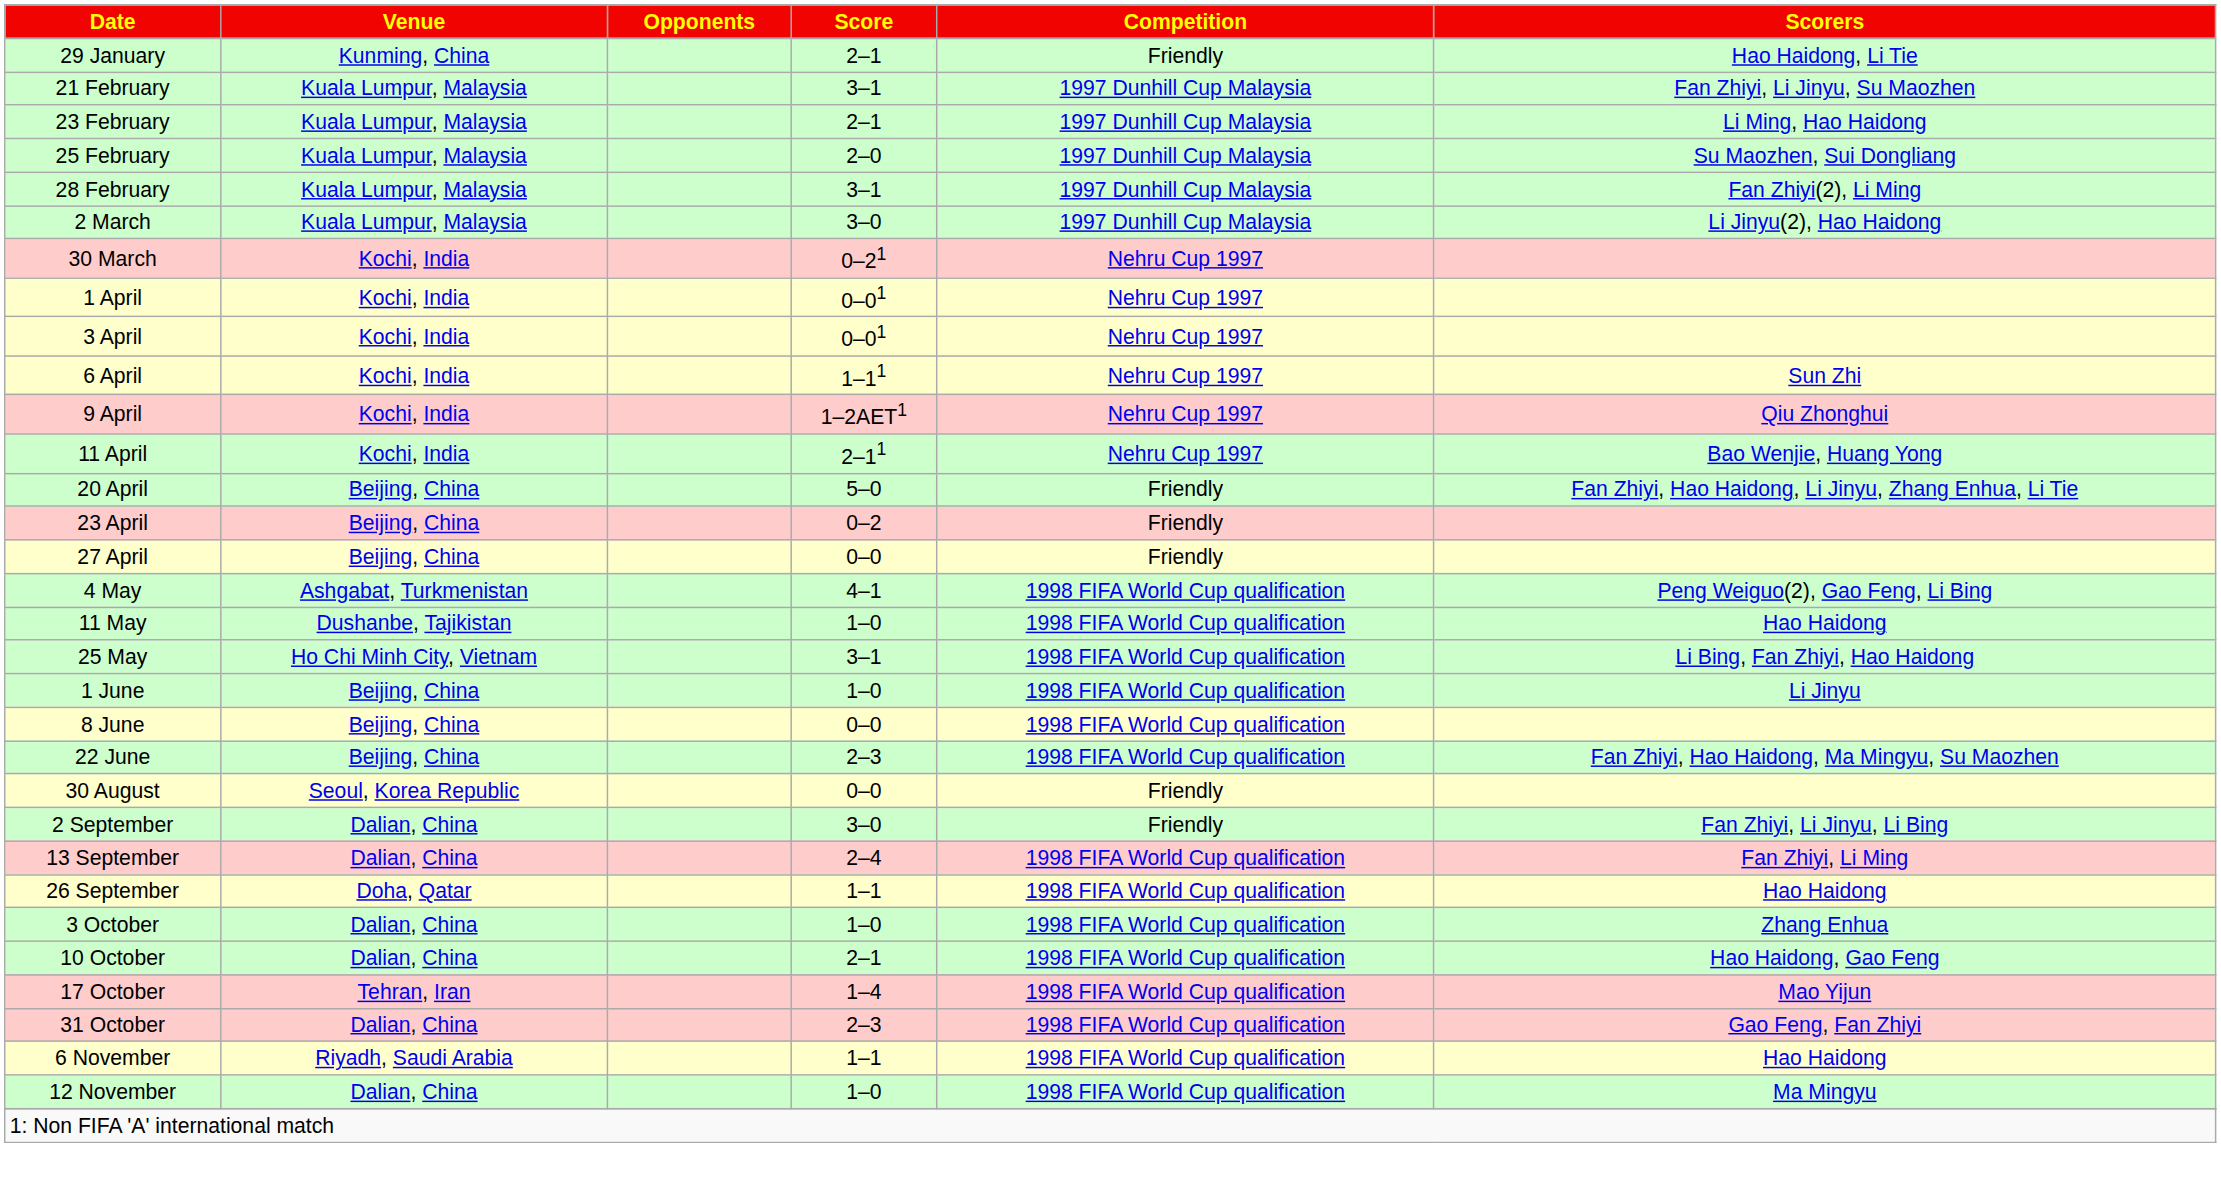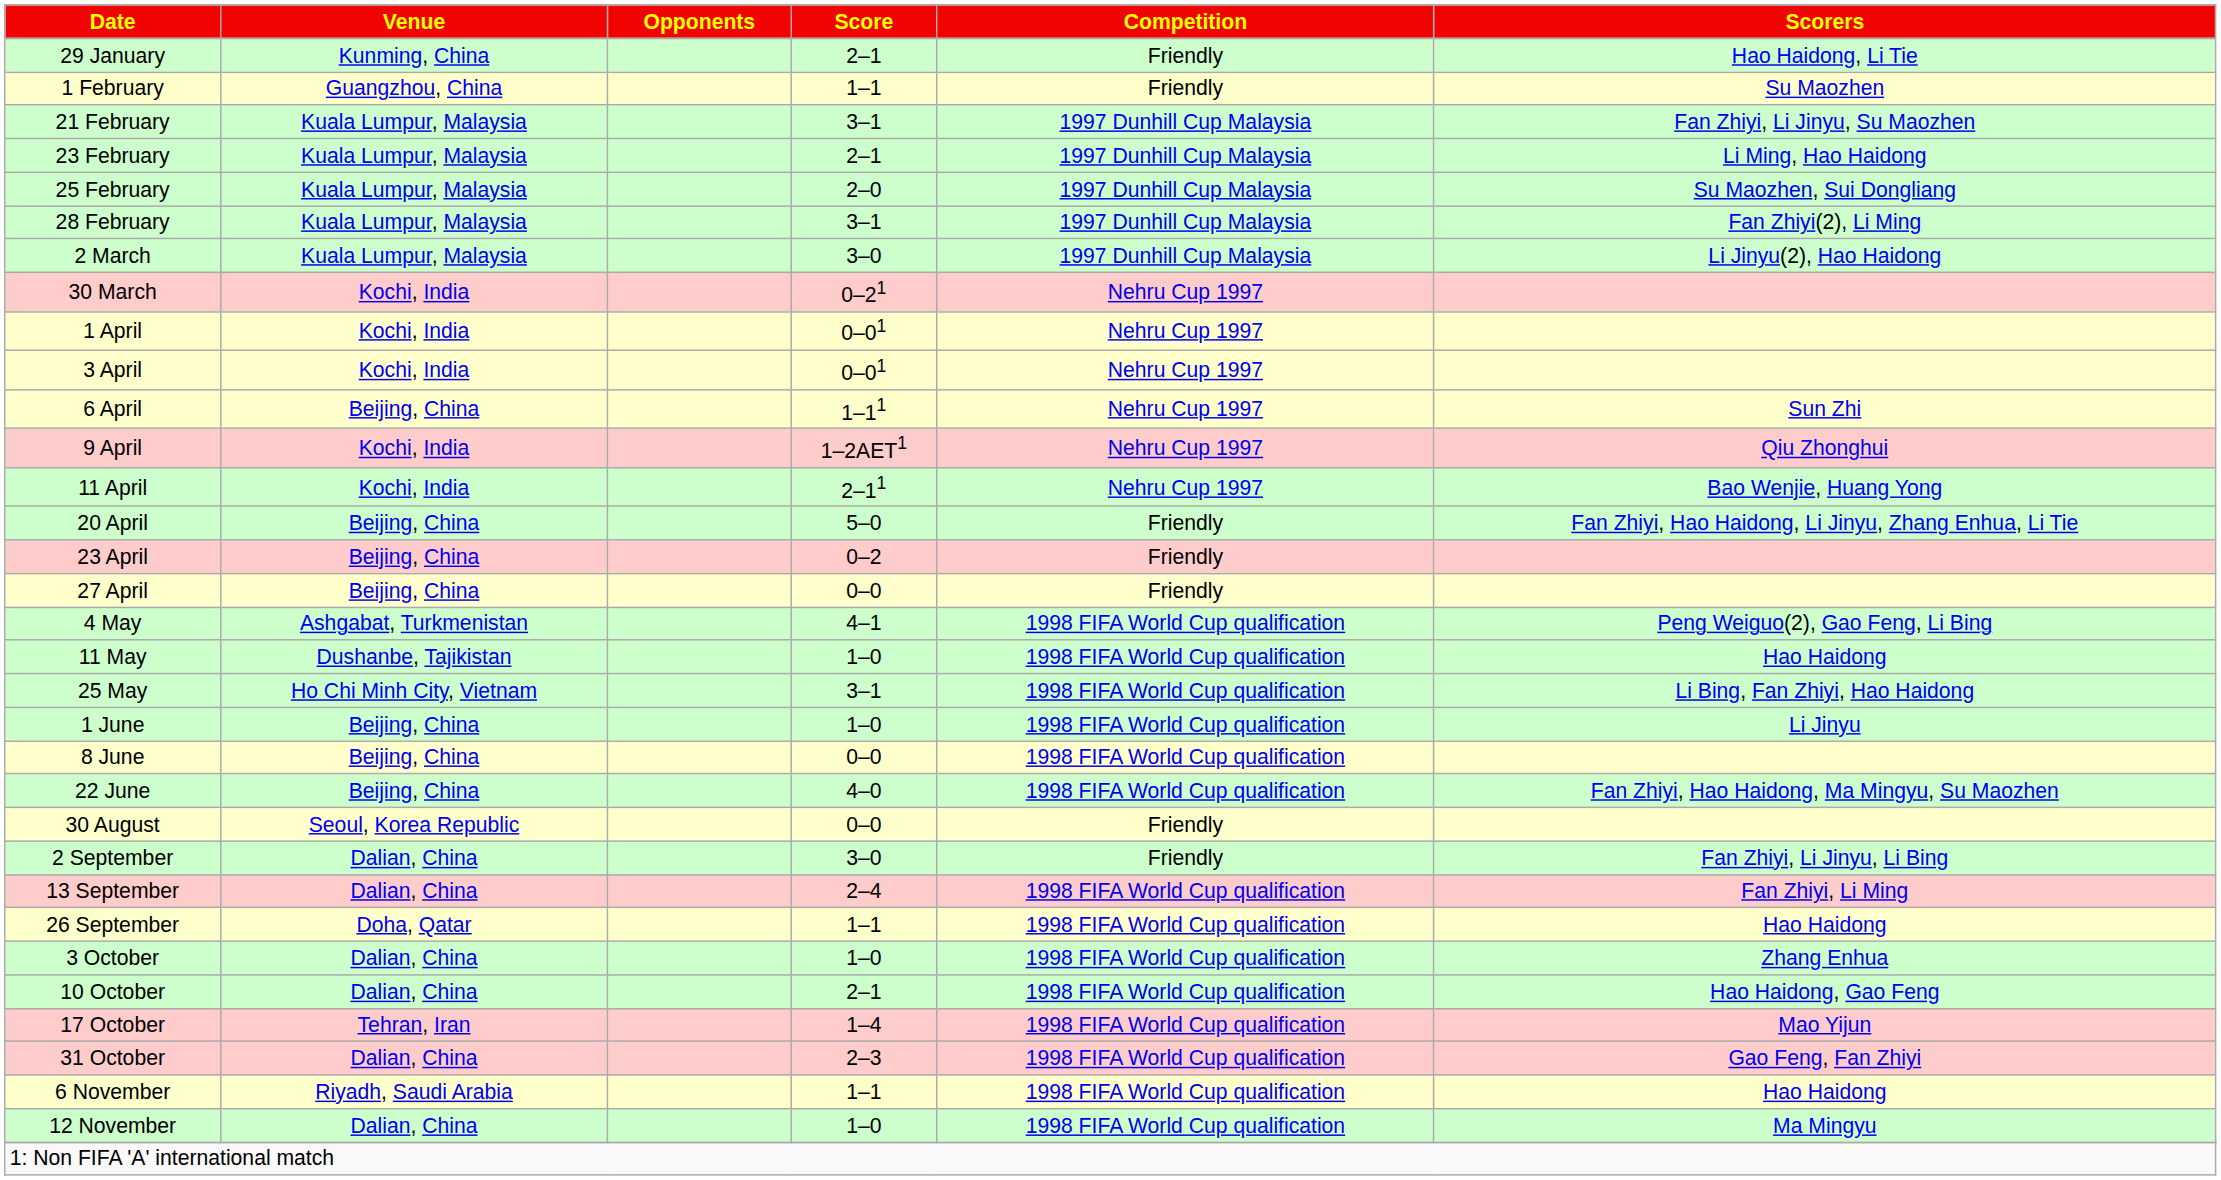+ row: (113, 89)
(414, 376) Kochi, India -> (414, 409) Beijing, China
(864, 758) 2–3 -> (864, 791) 4–0
